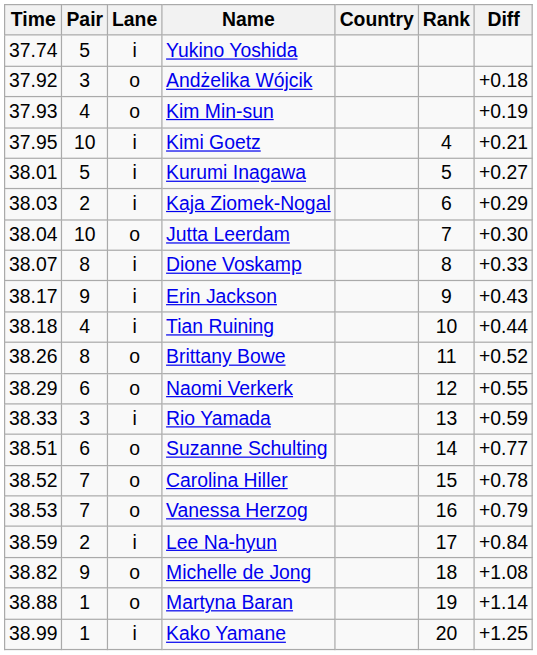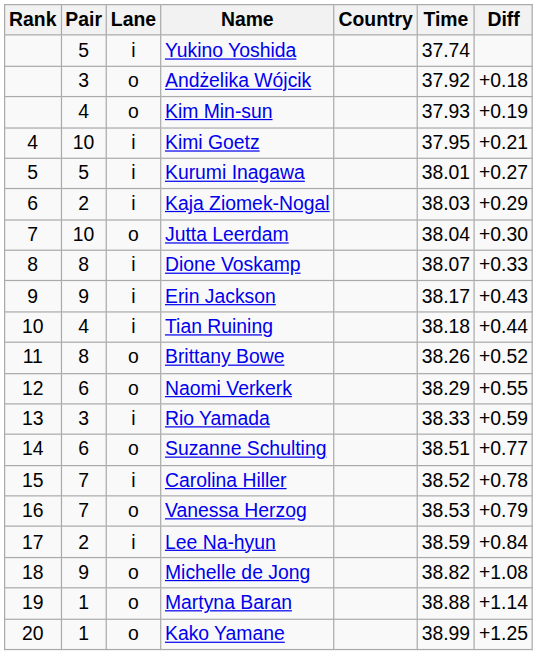columns swapped: (446, 19) <-> (33, 19)
(135, 480) o -> (133, 480) i
(135, 633) i -> (133, 633) o
